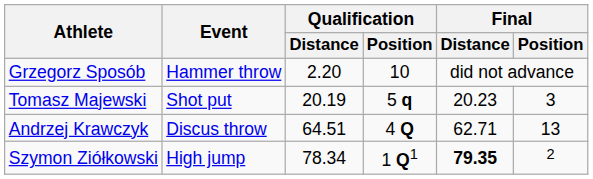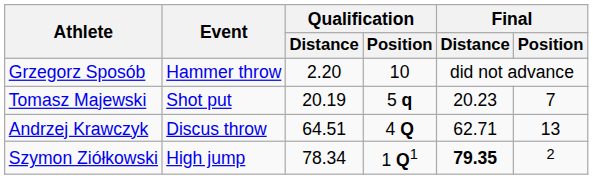(551, 101) 3 -> (551, 101) 7
